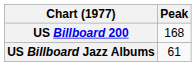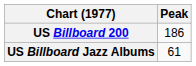(174, 33) 168 -> (174, 33) 186
